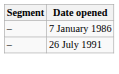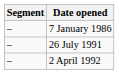+ row: (75, 61)
